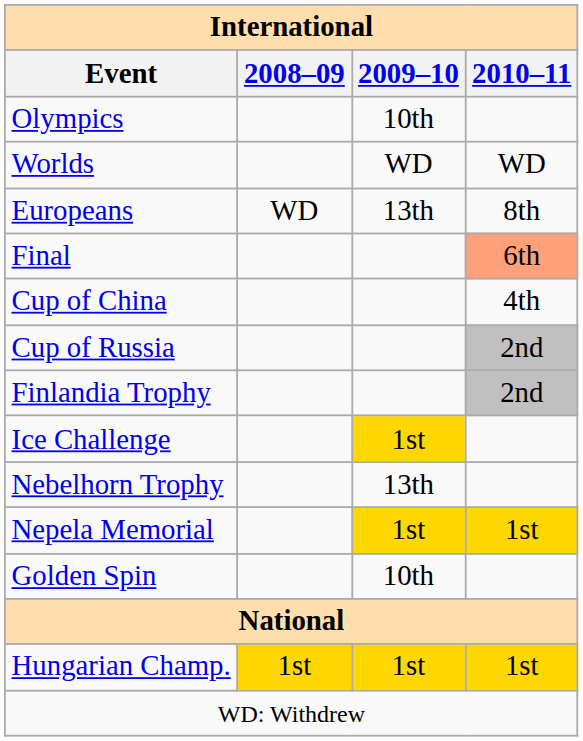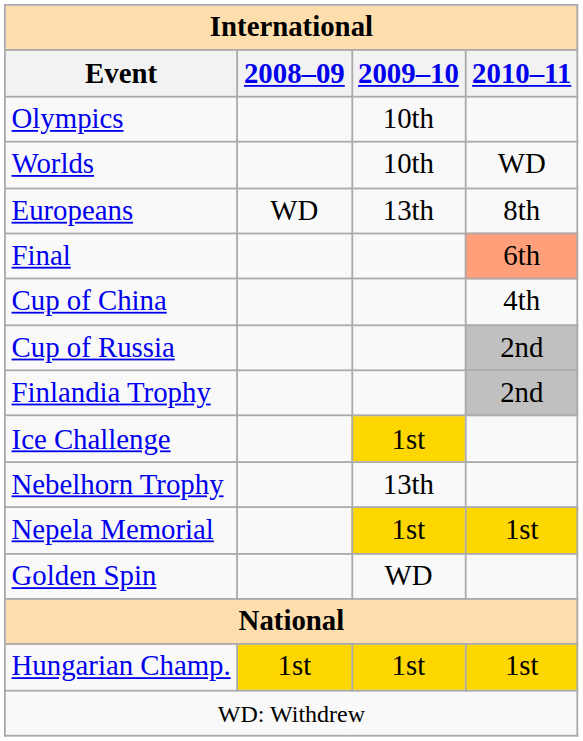(408, 164) WD -> (408, 164) 10th
(408, 575) 10th -> (408, 575) WD
